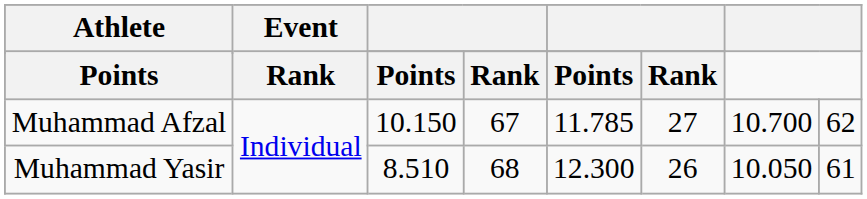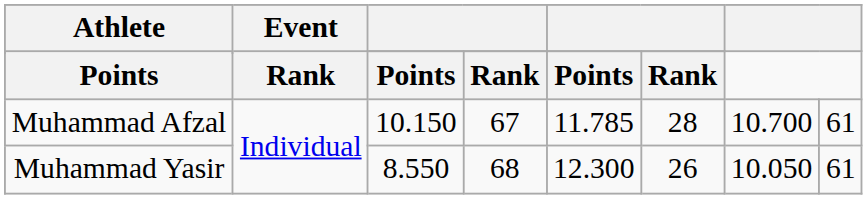(683, 121) 27 -> (683, 121) 28
(841, 121) 62 -> (841, 121) 61
(416, 168) 8.510 -> (416, 168) 8.550
